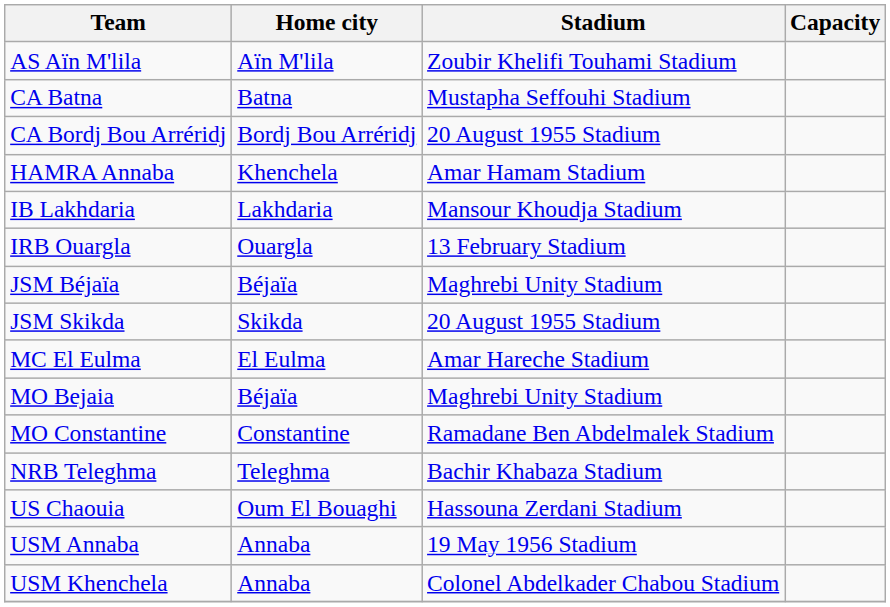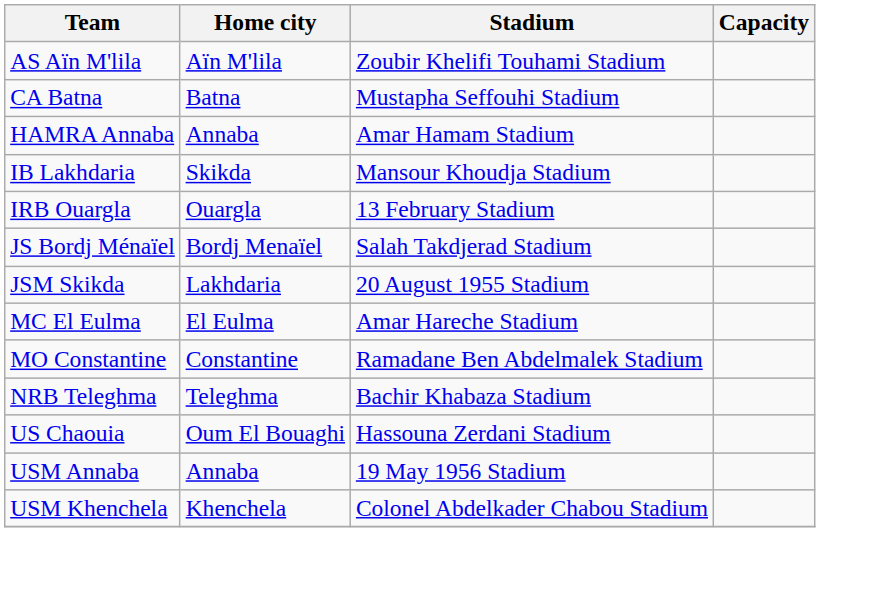- row: (118, 135)
(288, 172) Khenchela -> (222, 135) Annaba
(285, 209) Lakhdaria -> (218, 172) Skikda
+ row: (92, 246)
- row: (65, 284)
(270, 321) Skikda -> (233, 284) Lakhdaria
- row: (62, 396)
(274, 582) Annaba -> (236, 508) Khenchela
